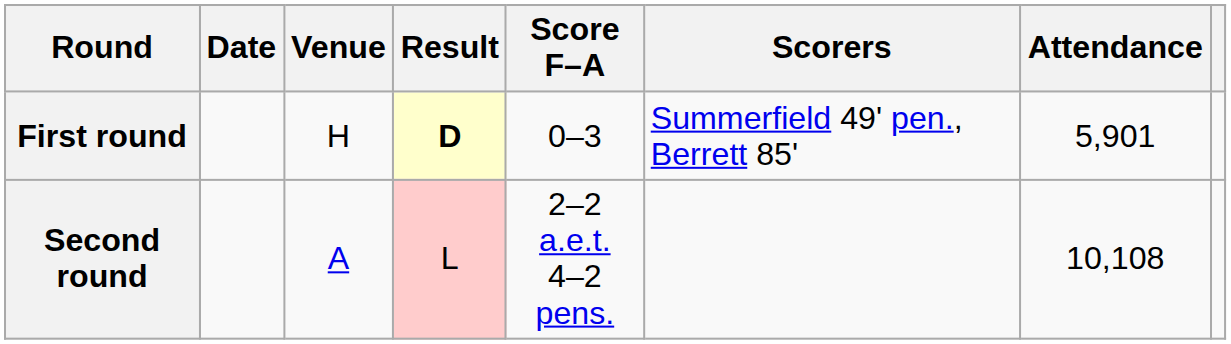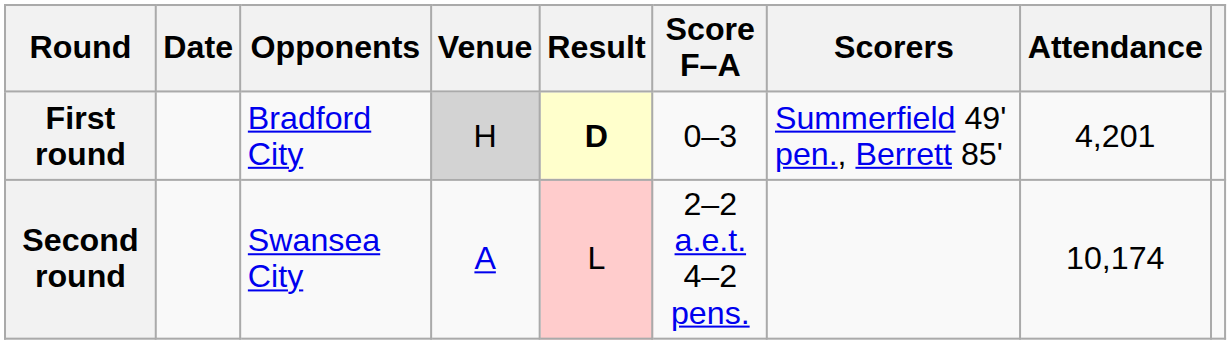+ column: (335, 48)
(338, 135) no background -> (485, 135) lightgrey background
(1115, 135) 5,901 -> (1115, 135) 4,201
(1115, 258) 10,108 -> (1115, 258) 10,174
